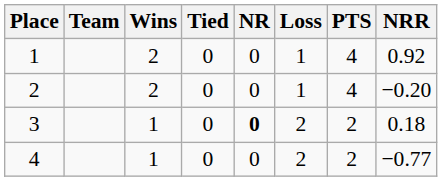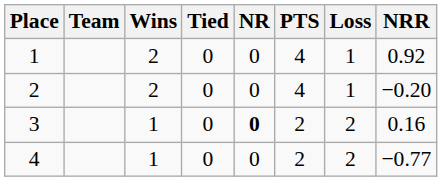columns swapped: (301, 21) <-> (352, 21)
(406, 124) 0.18 -> (406, 124) 0.16
